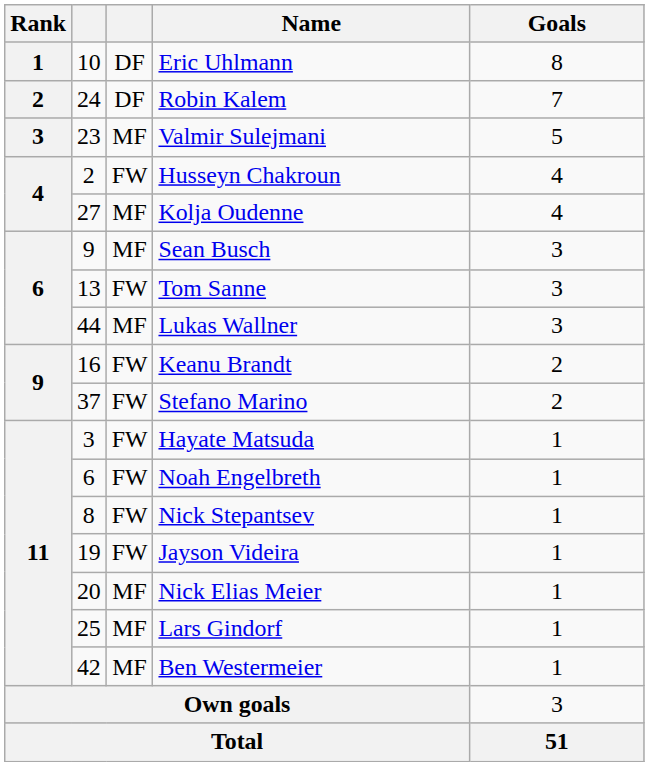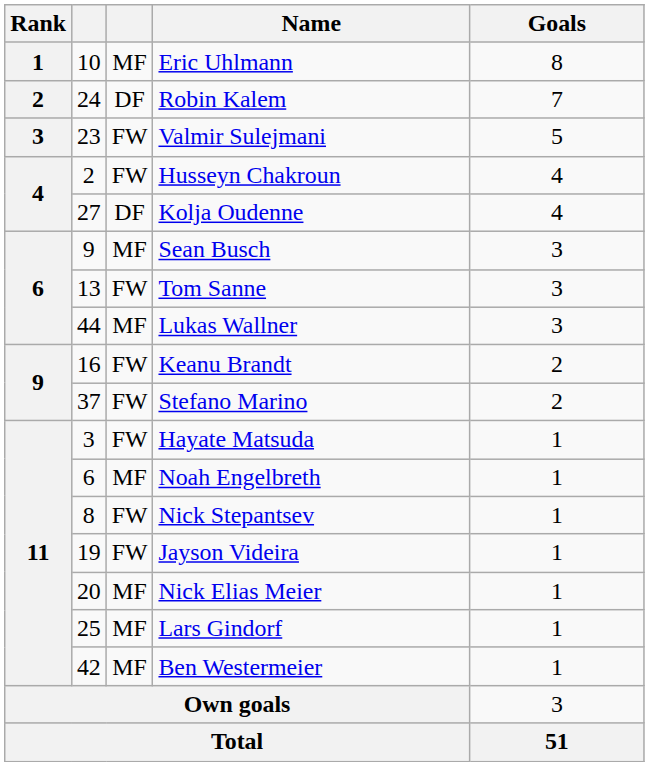(130, 61) DF -> (130, 61) MF
(130, 136) MF -> (130, 136) FW
(130, 212) MF -> (130, 212) DF
(130, 477) FW -> (130, 477) MF
